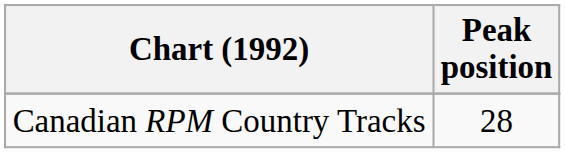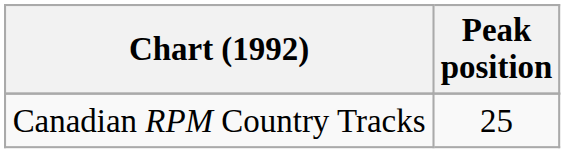(497, 119) 28 -> (497, 119) 25
